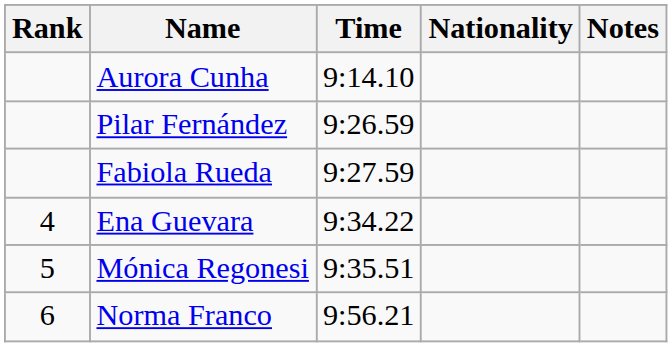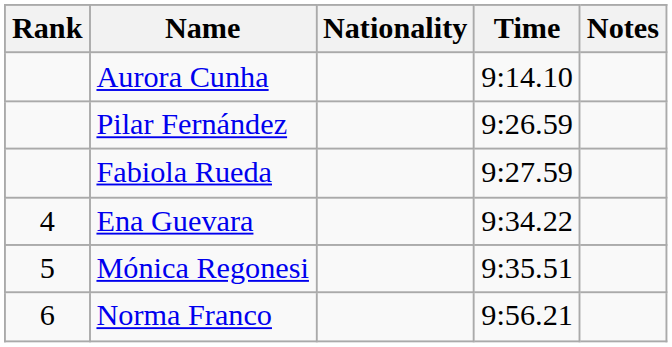columns swapped: (501, 28) <-> (369, 28)
